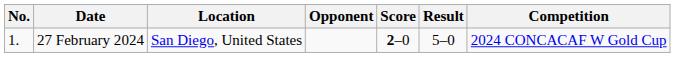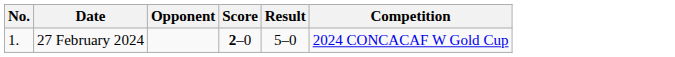- column: (226, 16)
